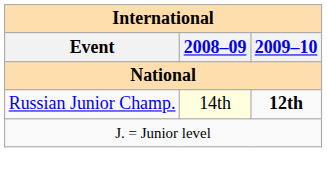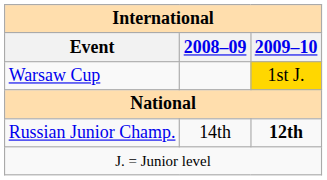+ row: (55, 75)
(215, 103) lightyellow background -> (215, 132) no background
